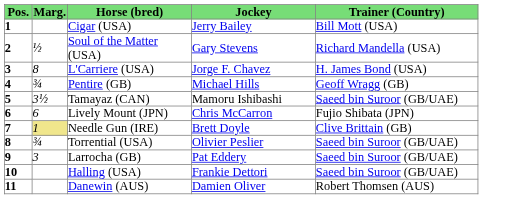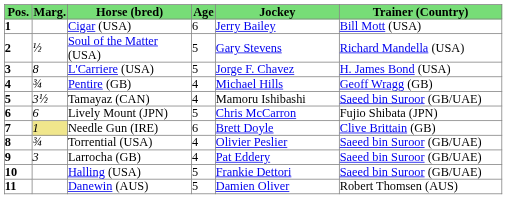+ column: (203, 11)
